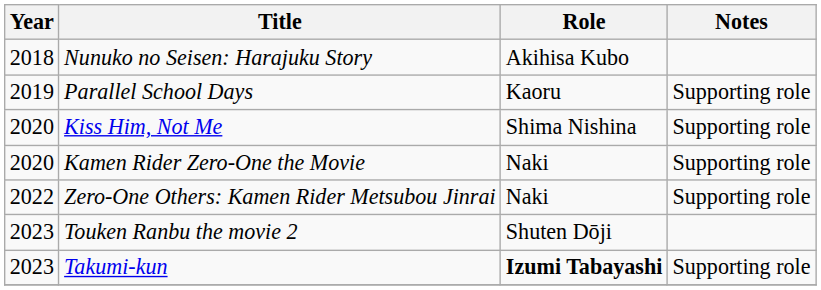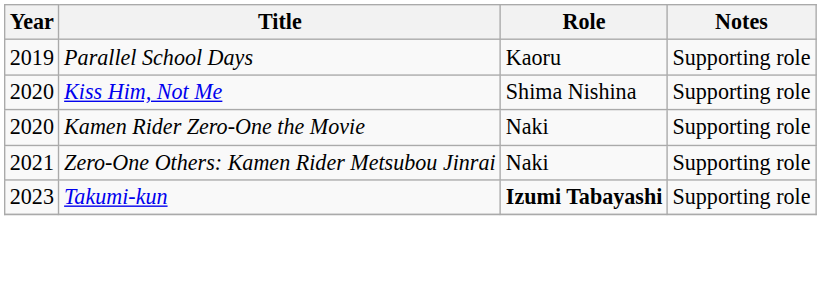- row: (218, 57)
(32, 197) 2022 -> (32, 162) 2021
- row: (181, 232)
